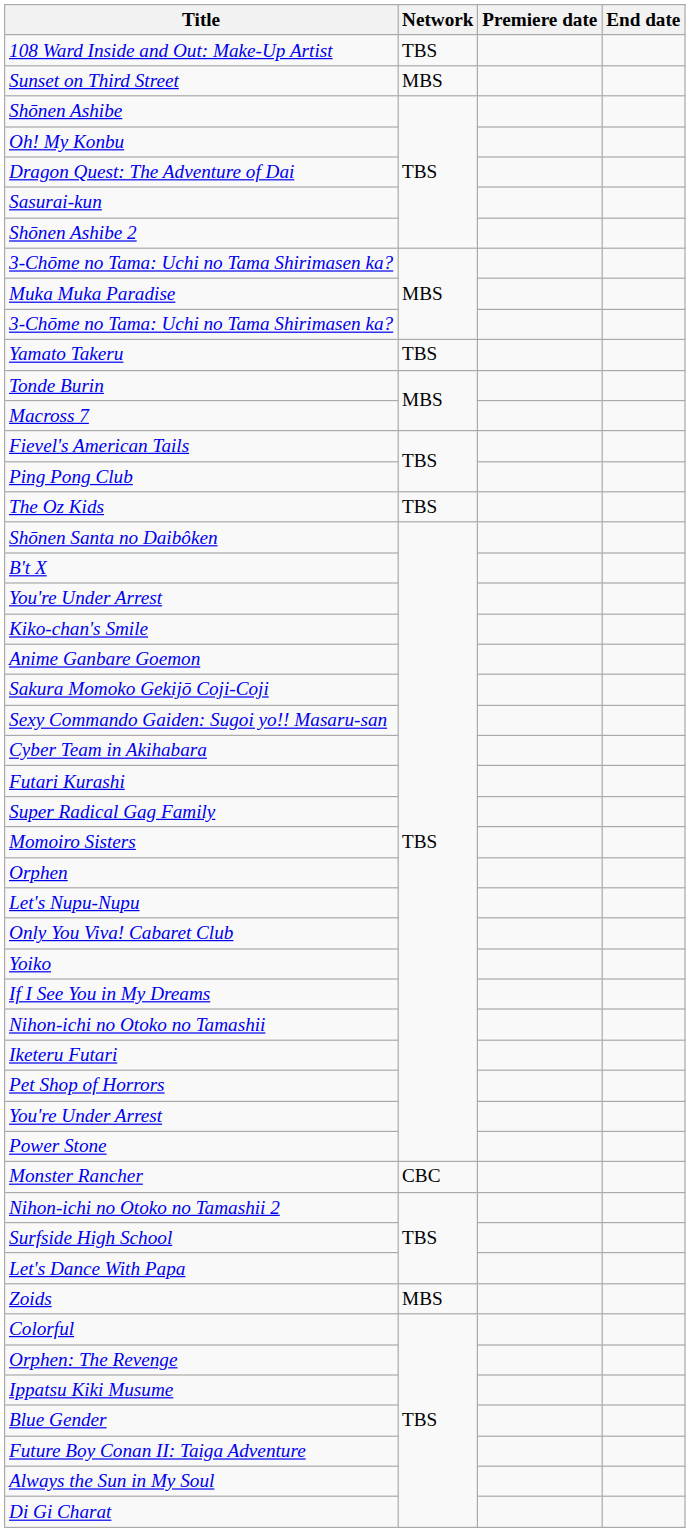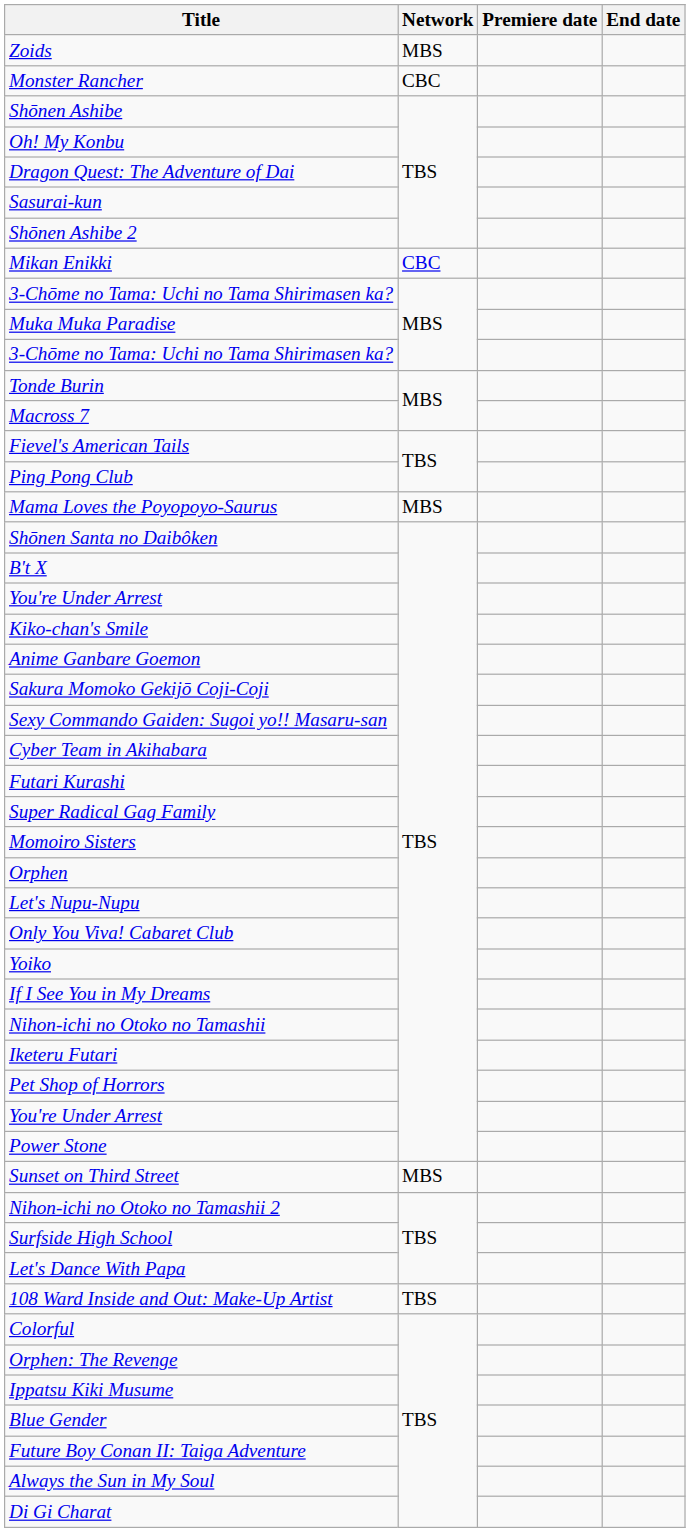rows swapped: (171, 50) <-> (30, 1298)
rows swapped: (94, 80) <-> (76, 1176)
+ row: (60, 263)
- row: (66, 354)
+ row: (143, 506)
- row: (57, 506)
